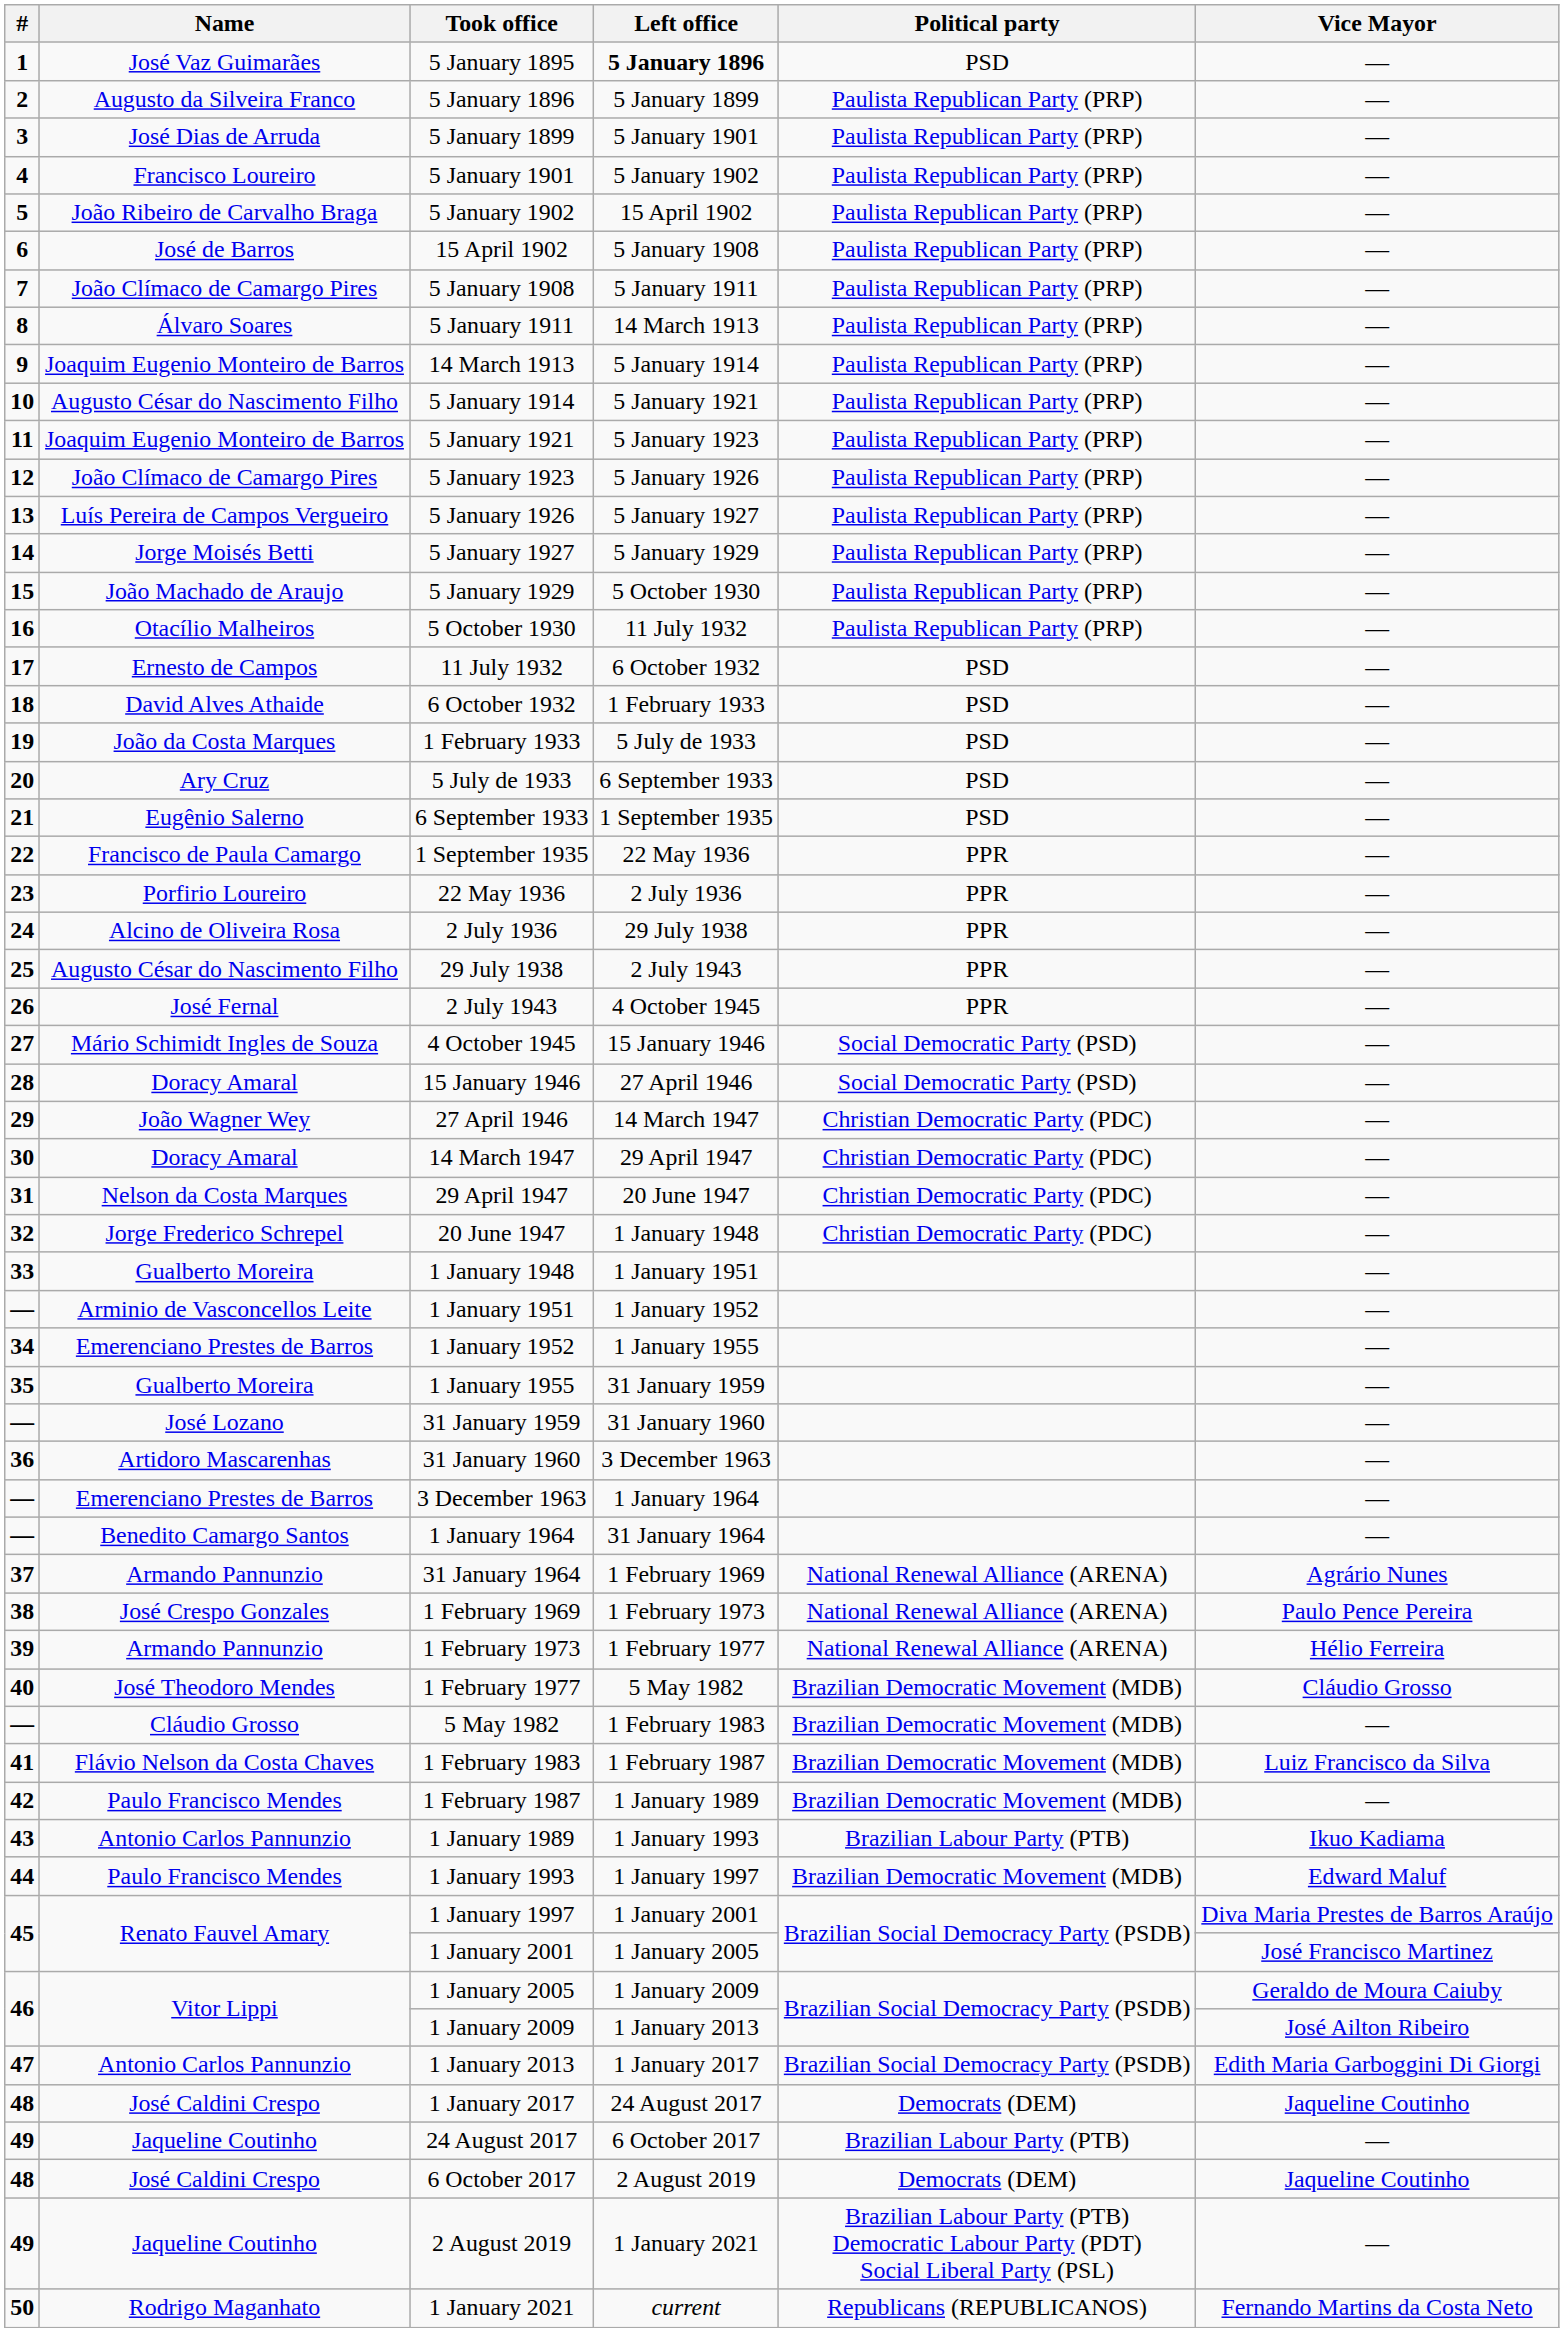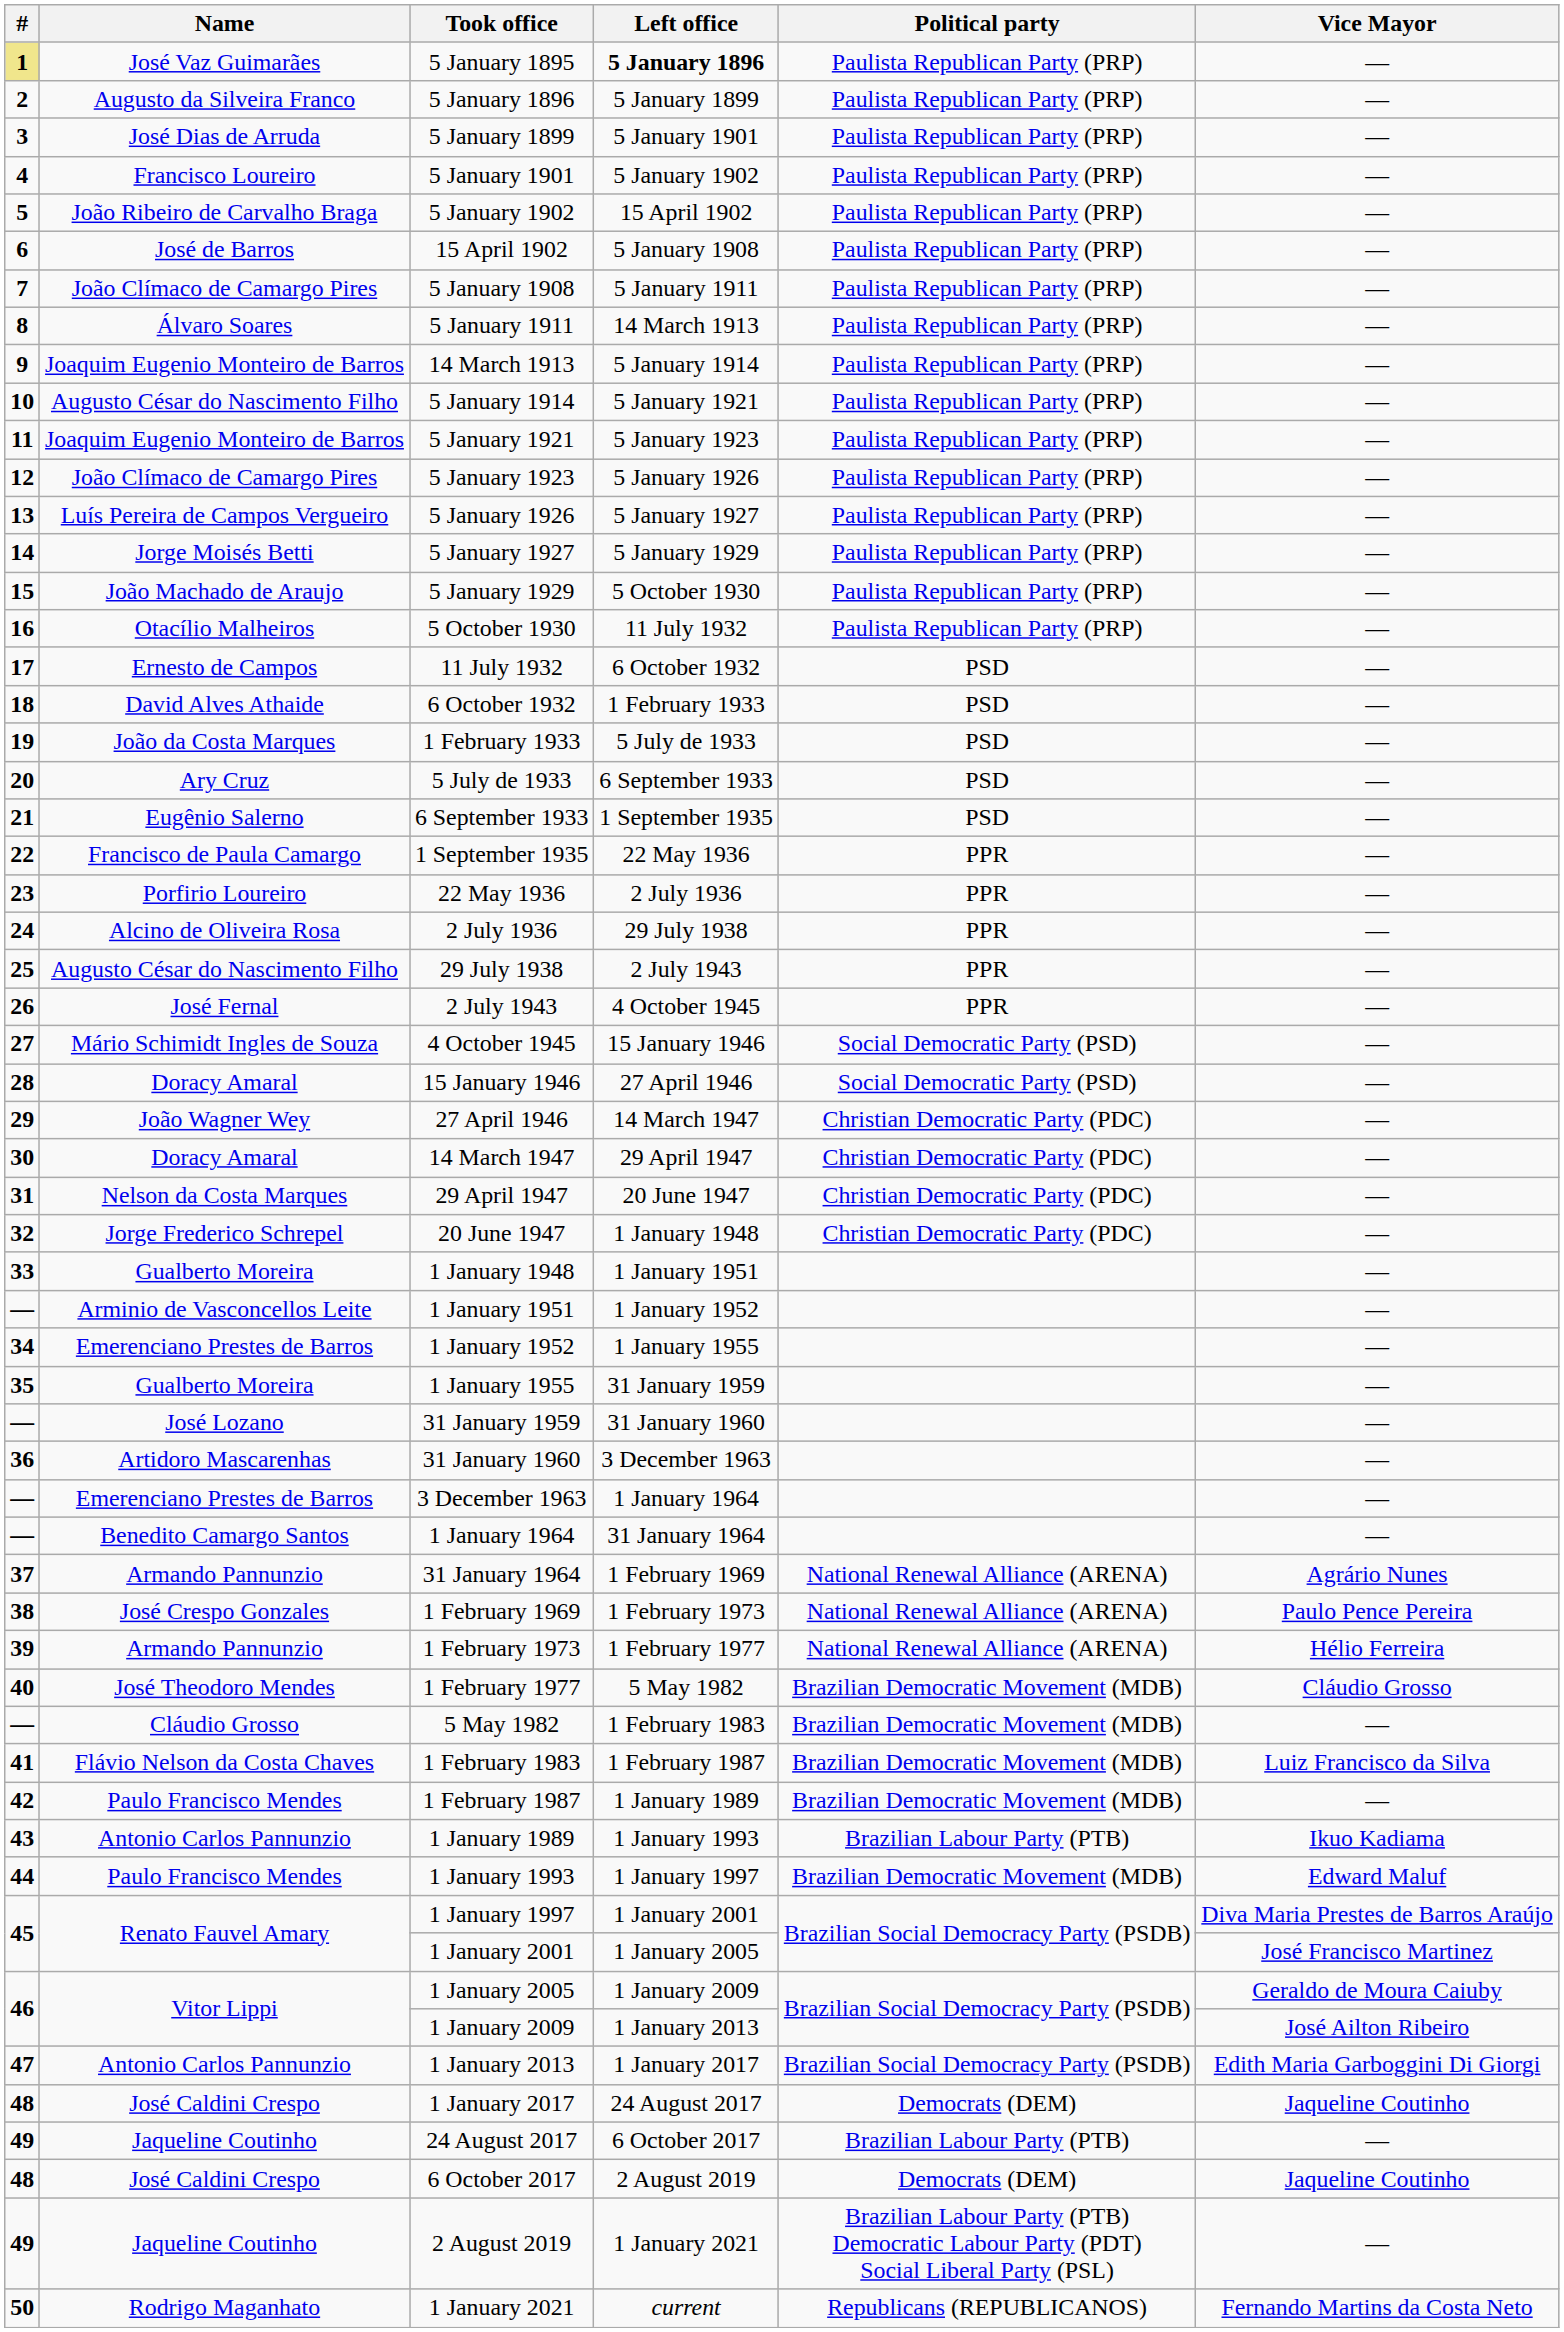(22, 61) no background -> (22, 61) khaki background
(987, 61) PSD -> (987, 61) Paulista Republican Party (PRP)
